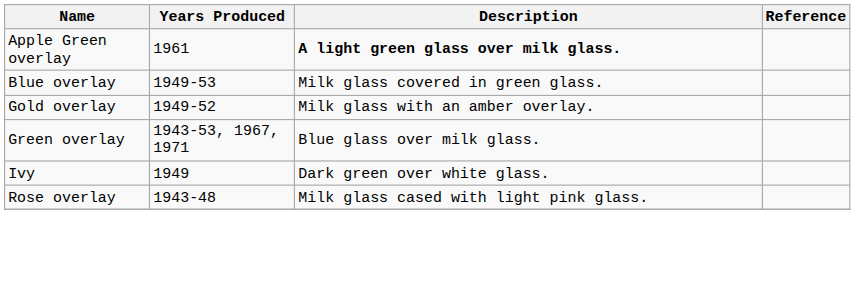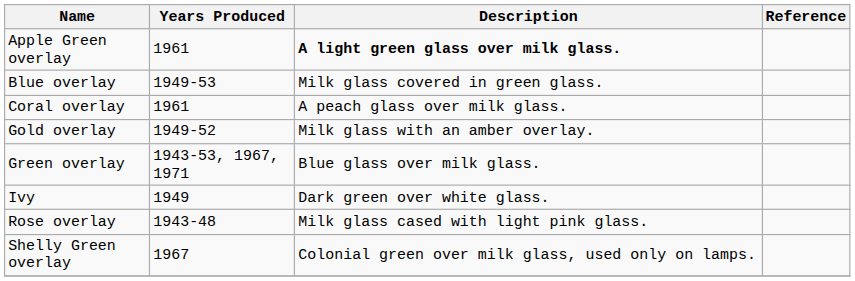+ row: (66, 107)
+ row: (62, 255)
